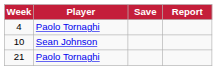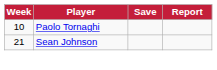- row: (19, 27)
(67, 42) Sean Johnson -> (68, 27) Paolo Tornaghi
(68, 57) Paolo Tornaghi -> (67, 42) Sean Johnson
